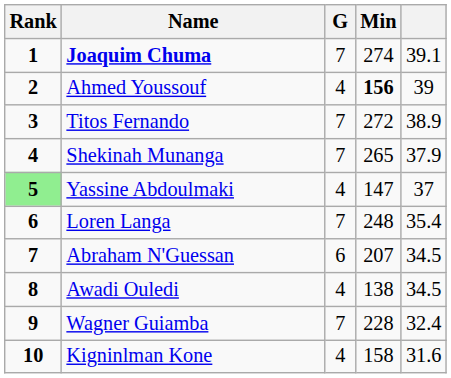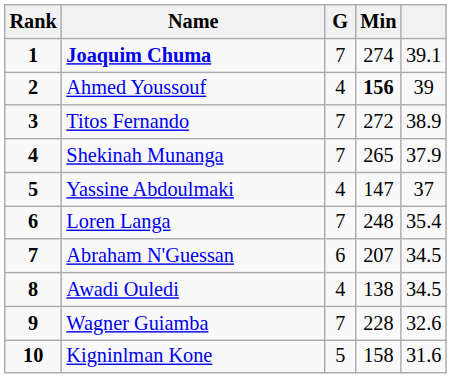(33, 189) lightgreen background -> (33, 189) no background
(424, 323) 32.4 -> (424, 323) 32.6
(340, 356) 4 -> (340, 356) 5
